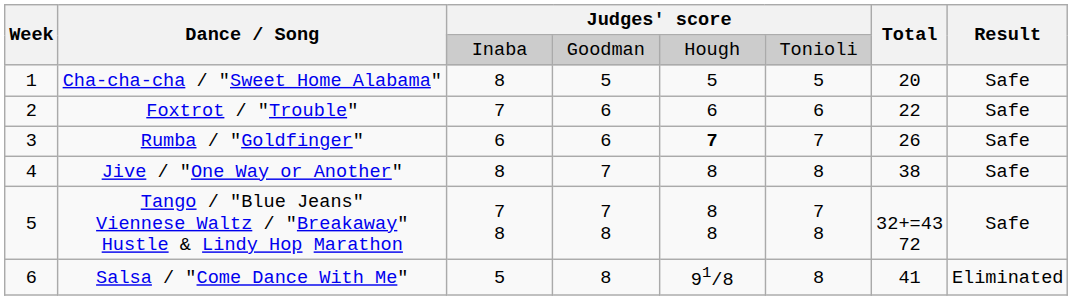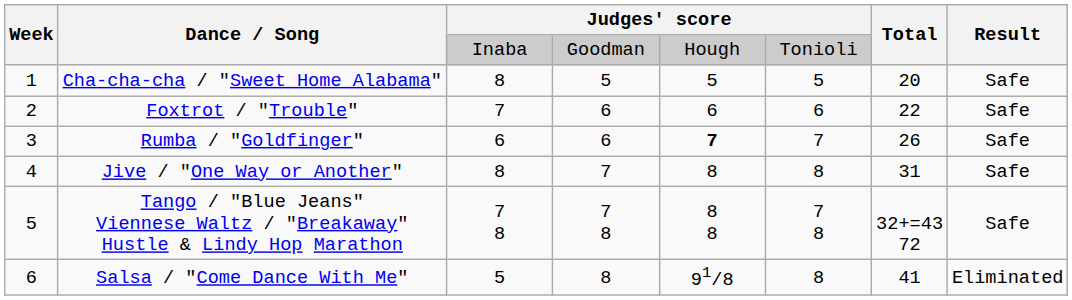(910, 171) 38 -> (910, 171) 31
